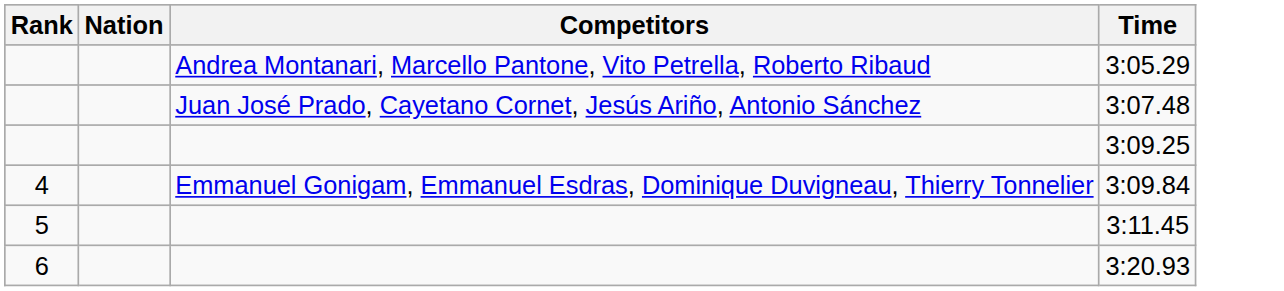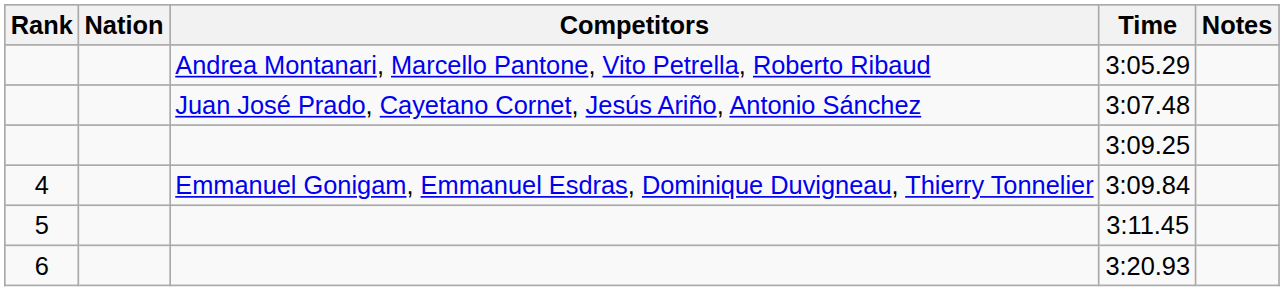+ column: (1237, 25)
